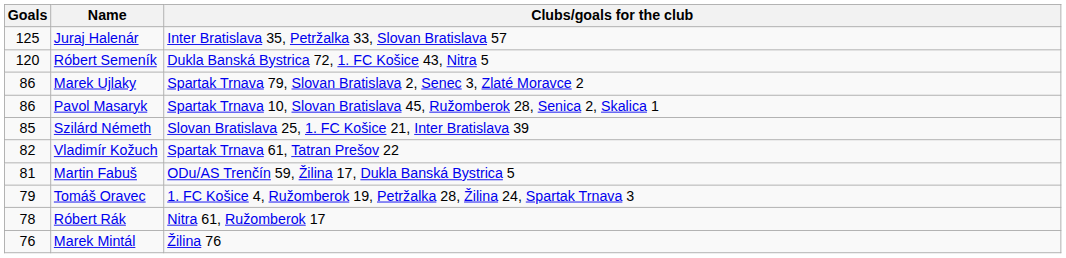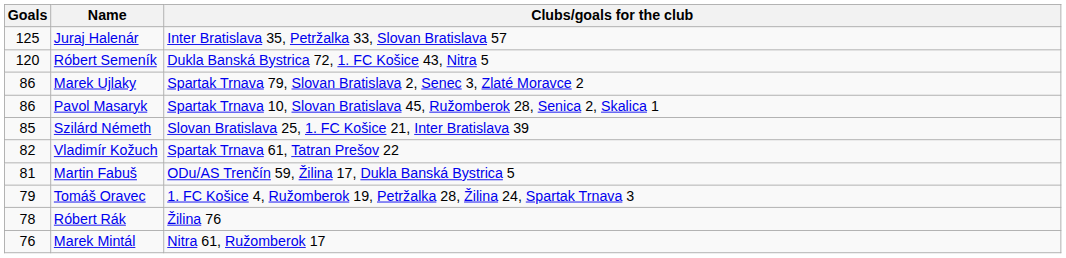(246, 219) Nitra 61, Ružomberok 17 -> (194, 219) Žilina 76
(194, 241) Žilina 76 -> (246, 241) Nitra 61, Ružomberok 17
